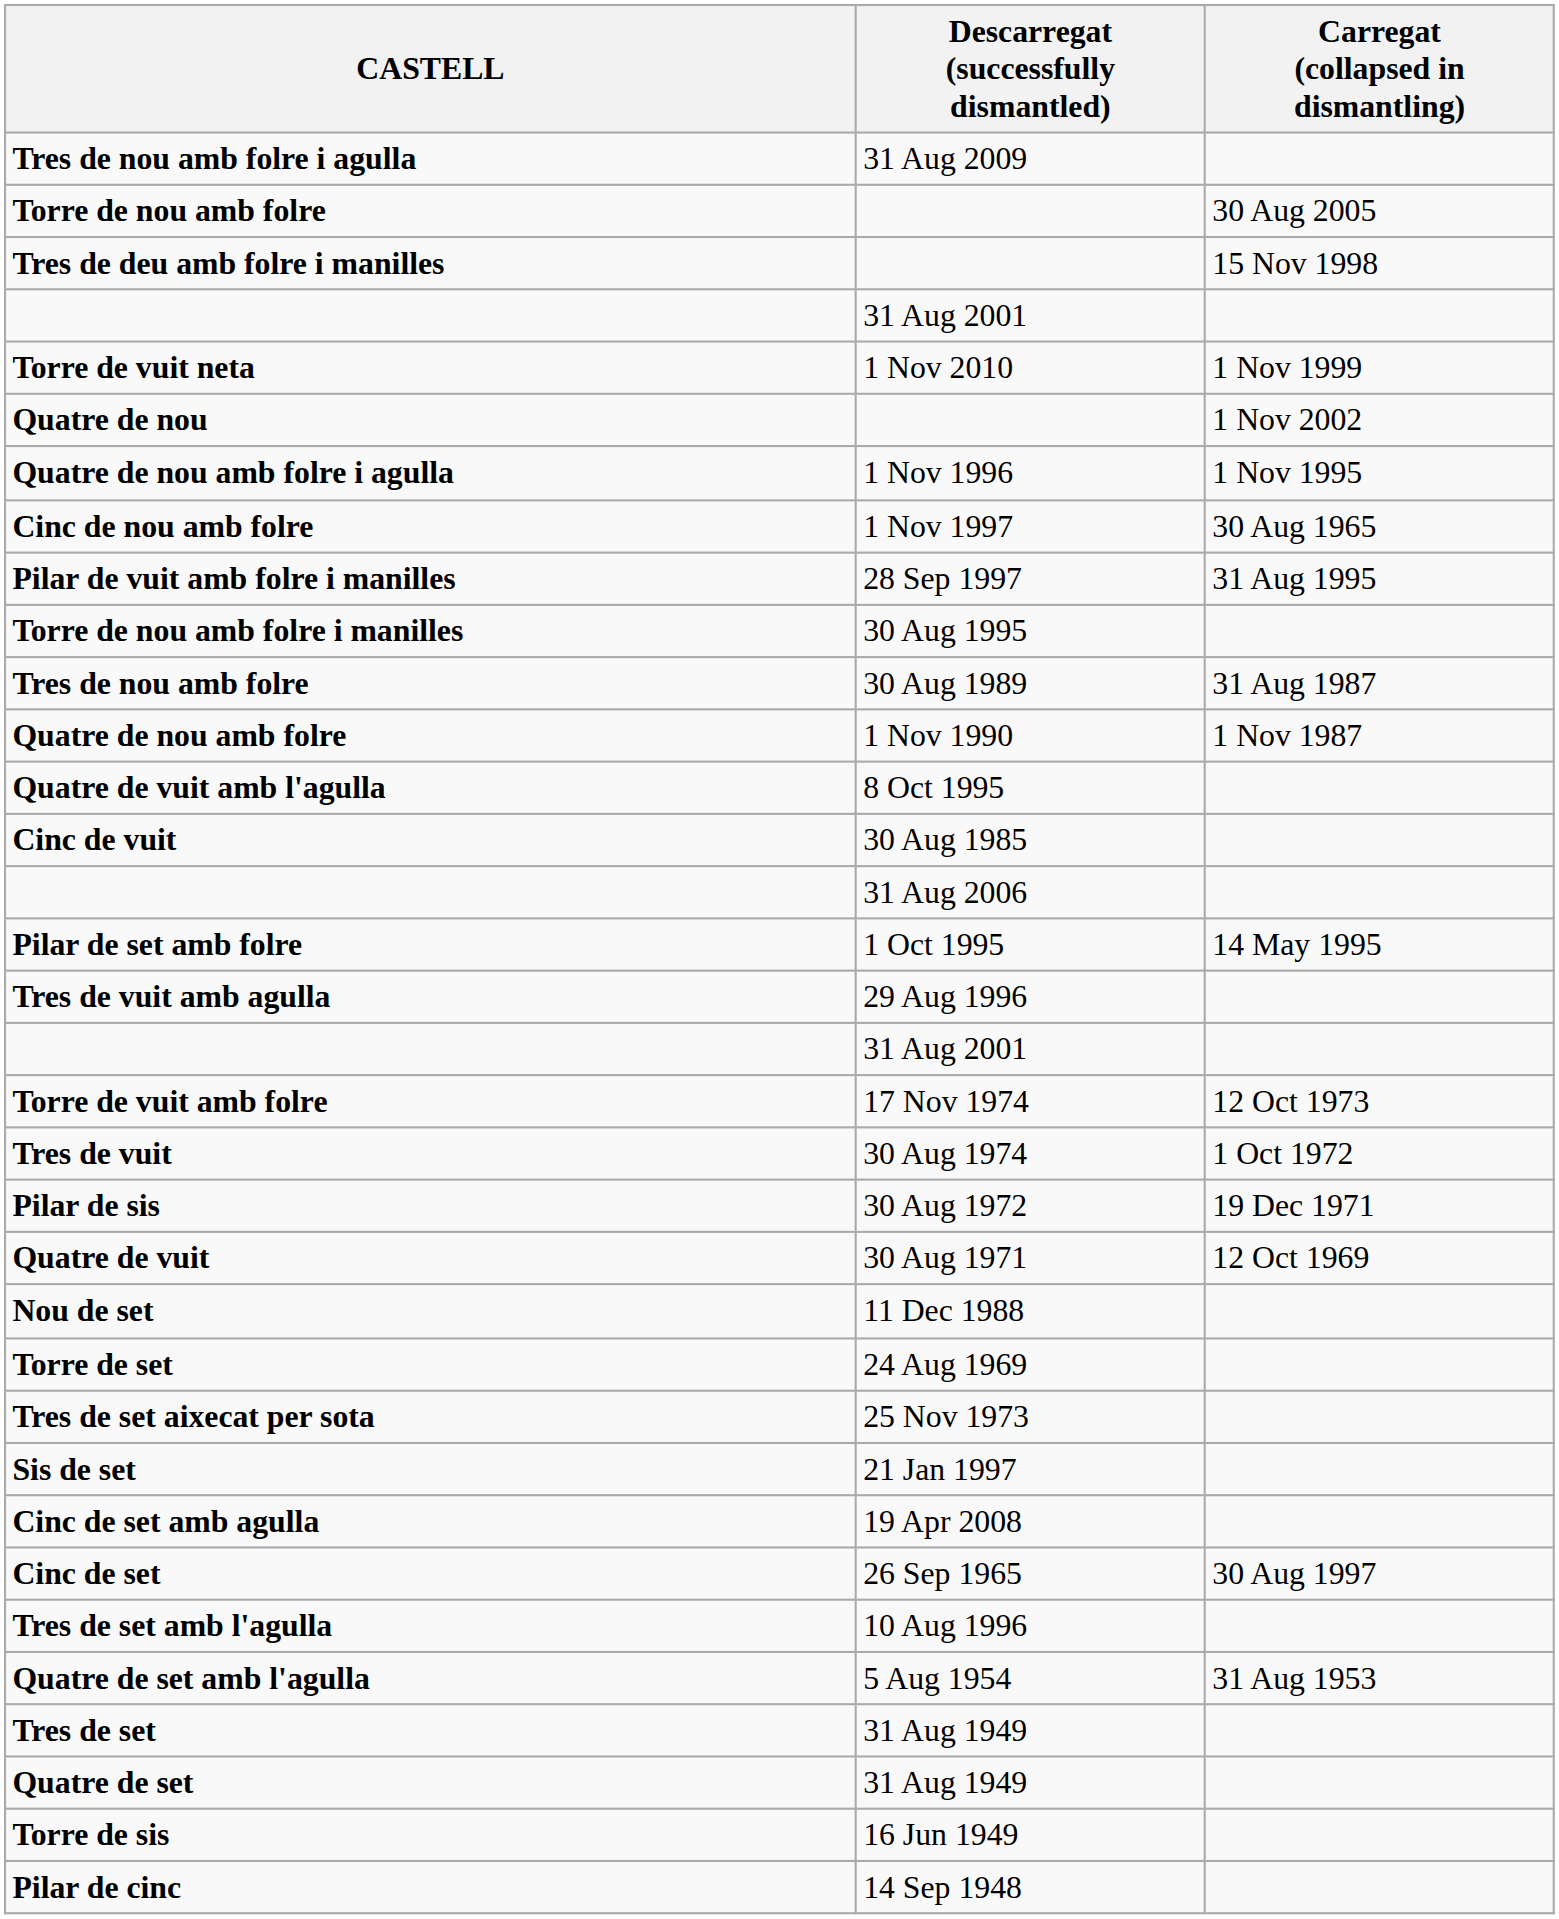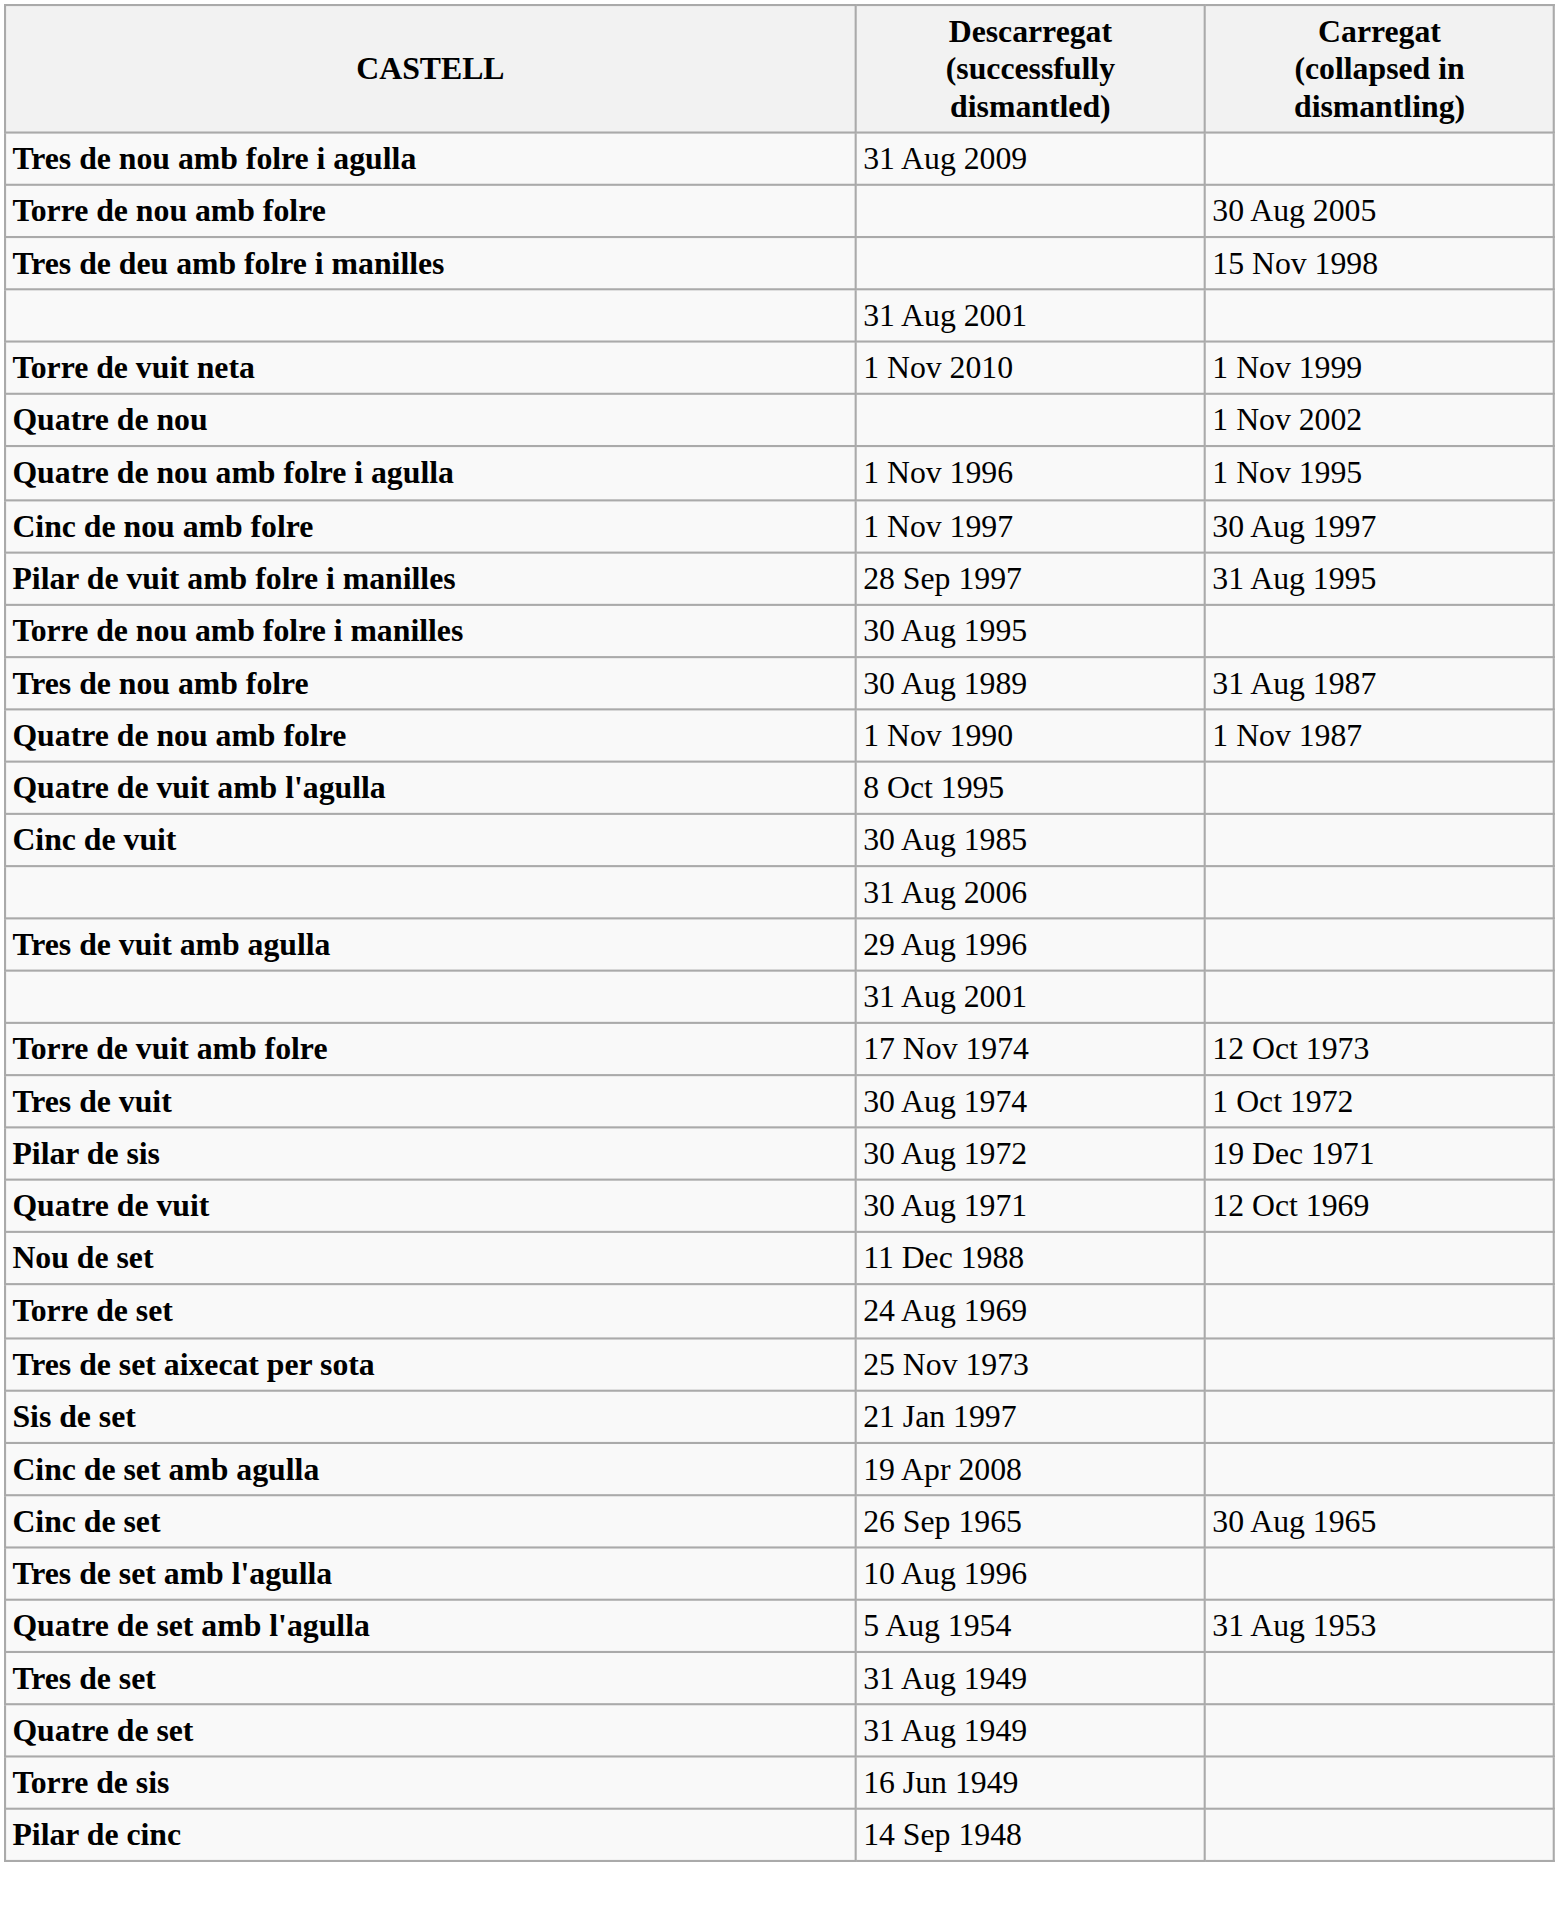(1294, 525) 30 Aug 1965 -> (1294, 525) 30 Aug 1997
- row: (157, 944)
(1294, 1572) 30 Aug 1997 -> (1294, 1520) 30 Aug 1965
